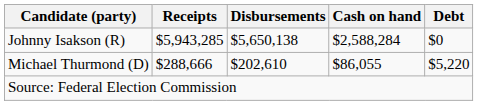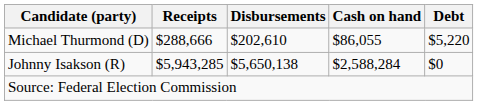rows swapped: (66, 40) <-> (78, 64)
